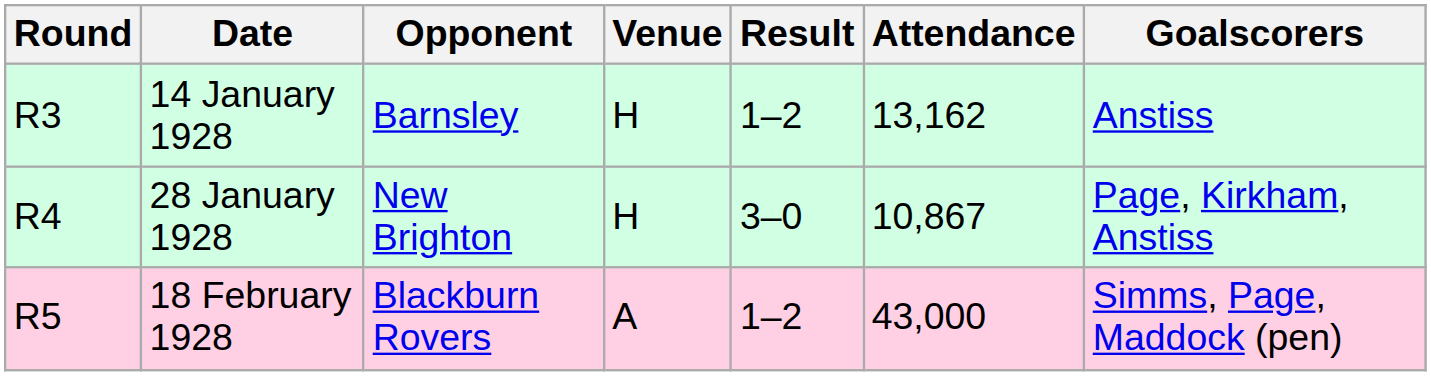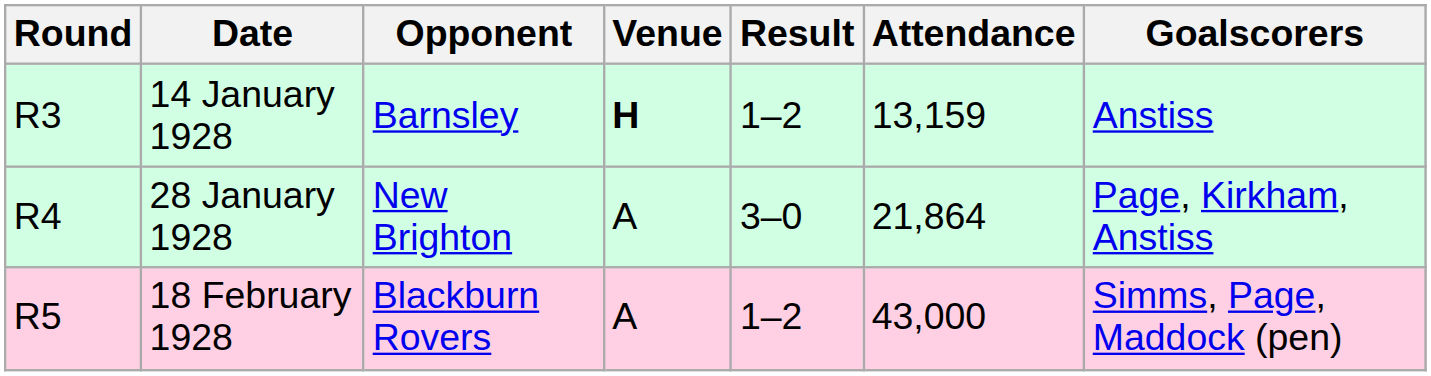(626, 114) normal -> (626, 114) bold
(929, 114) 13,162 -> (929, 114) 13,159
(626, 216) H -> (625, 216) A
(929, 216) 10,867 -> (929, 216) 21,864
